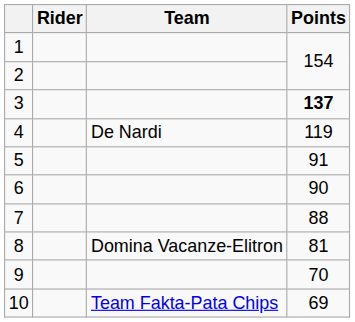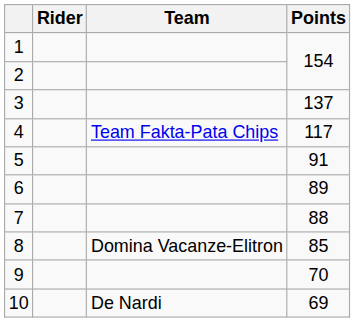(319, 103) bold -> (319, 103) normal
(126, 132) De Nardi -> (185, 132) Team Fakta-Pata Chips
(319, 132) 119 -> (319, 132) 117
(319, 189) 90 -> (319, 189) 89
(319, 246) 81 -> (319, 246) 85
(185, 302) Team Fakta-Pata Chips -> (126, 302) De Nardi
